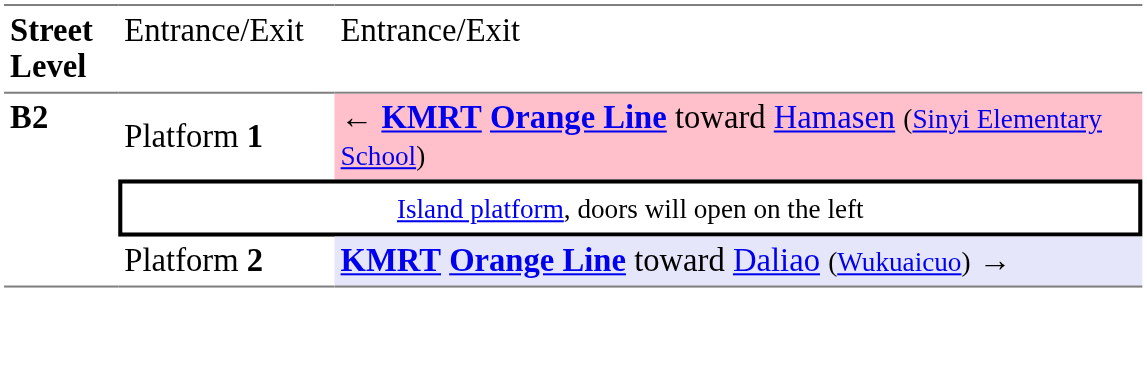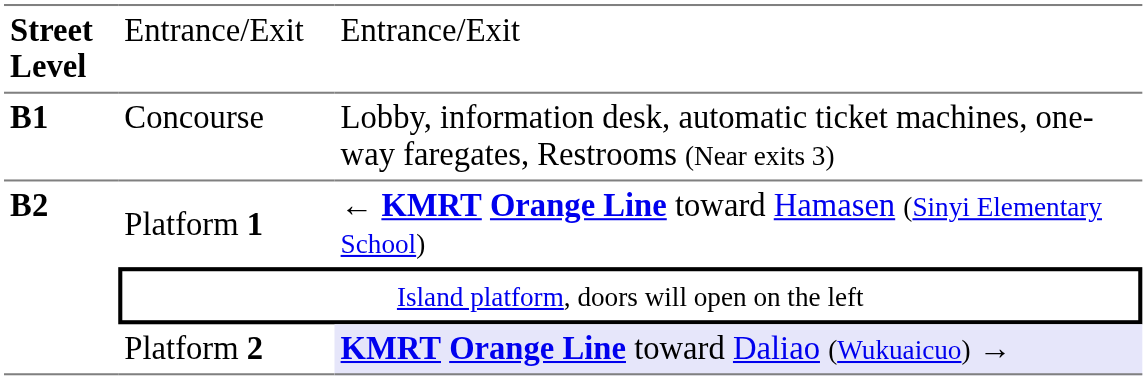+ row: (194, 117)
(721, 136) pink background -> (721, 223) no background
